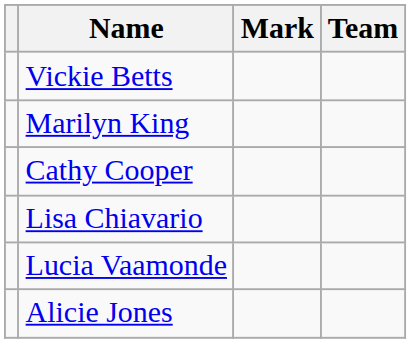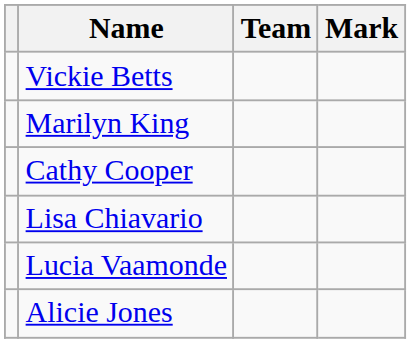columns swapped: (363, 28) <-> (277, 28)
